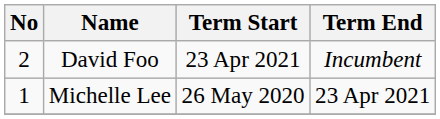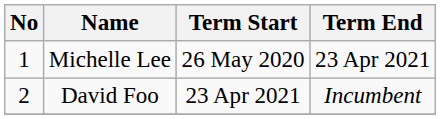rows swapped: (110, 95) <-> (110, 59)
